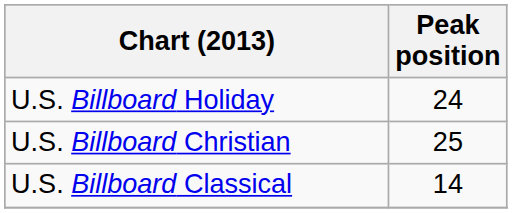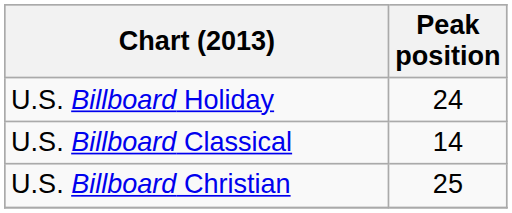rows swapped: (152, 185) <-> (151, 142)
